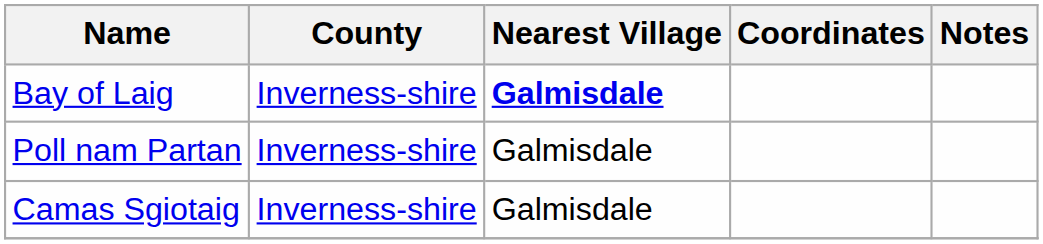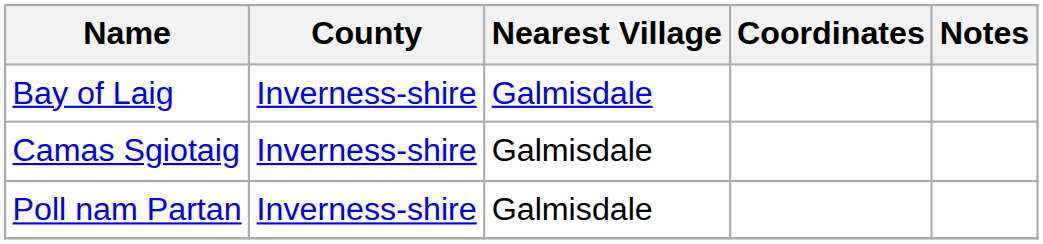(578, 91) bold -> (572, 91) normal
rows swapped: (126, 208) <-> (127, 150)
